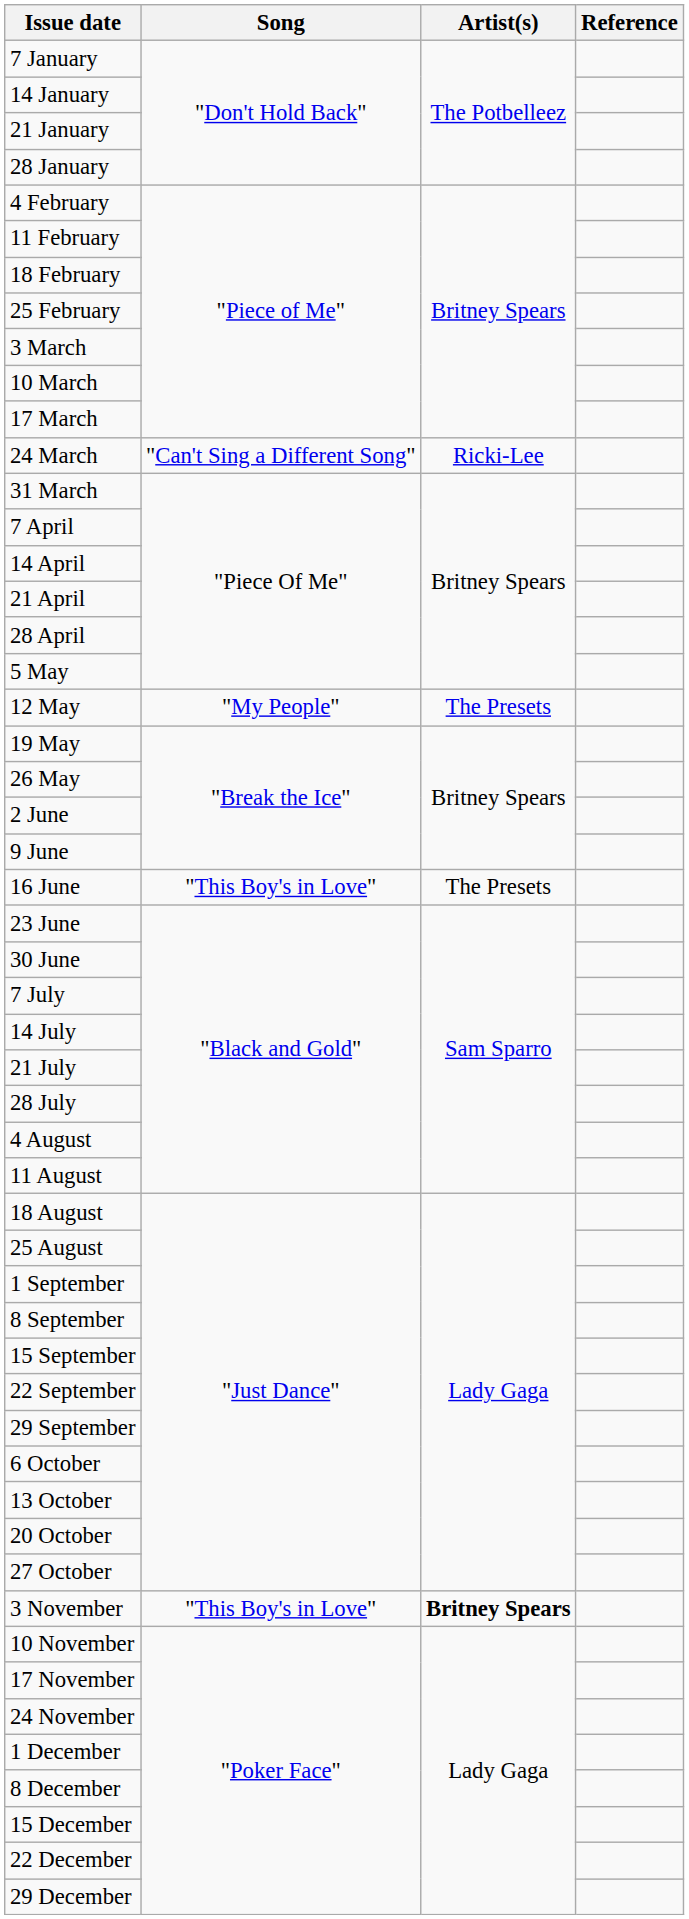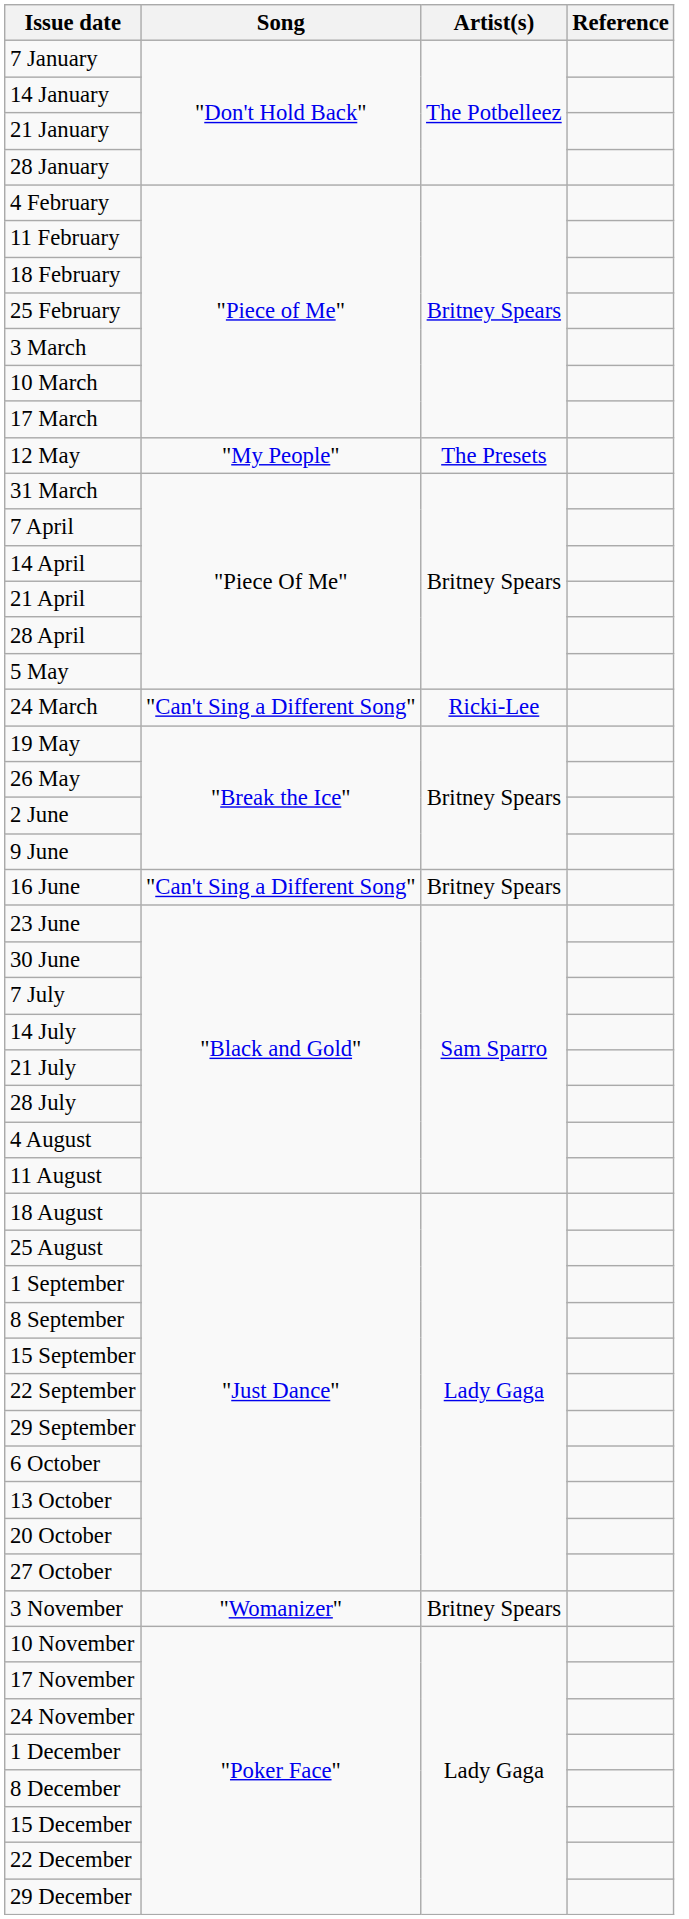rows swapped: (54, 454) <-> (45, 707)
(281, 887) "This Boy's in Love" -> (281, 887) "Can't Sing a Different Song"
(498, 887) The Presets -> (494, 887) Britney Spears
(281, 1607) "This Boy's in Love" -> (281, 1607) "Womanizer"
(498, 1607) bold -> (494, 1607) normal
